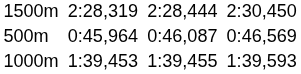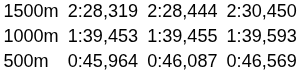rows swapped: (31, 61) <-> (26, 36)
